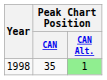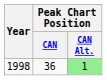(50, 67) 35 -> (50, 67) 36
